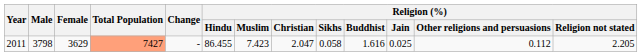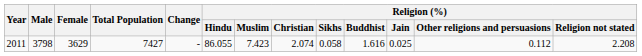(153, 43) lightsalmon background -> (153, 43) no background
(218, 43) 86.455 -> (218, 43) 86.055
(303, 43) 2.047 -> (303, 43) 2.074
(623, 43) 2.205 -> (623, 43) 2.208
